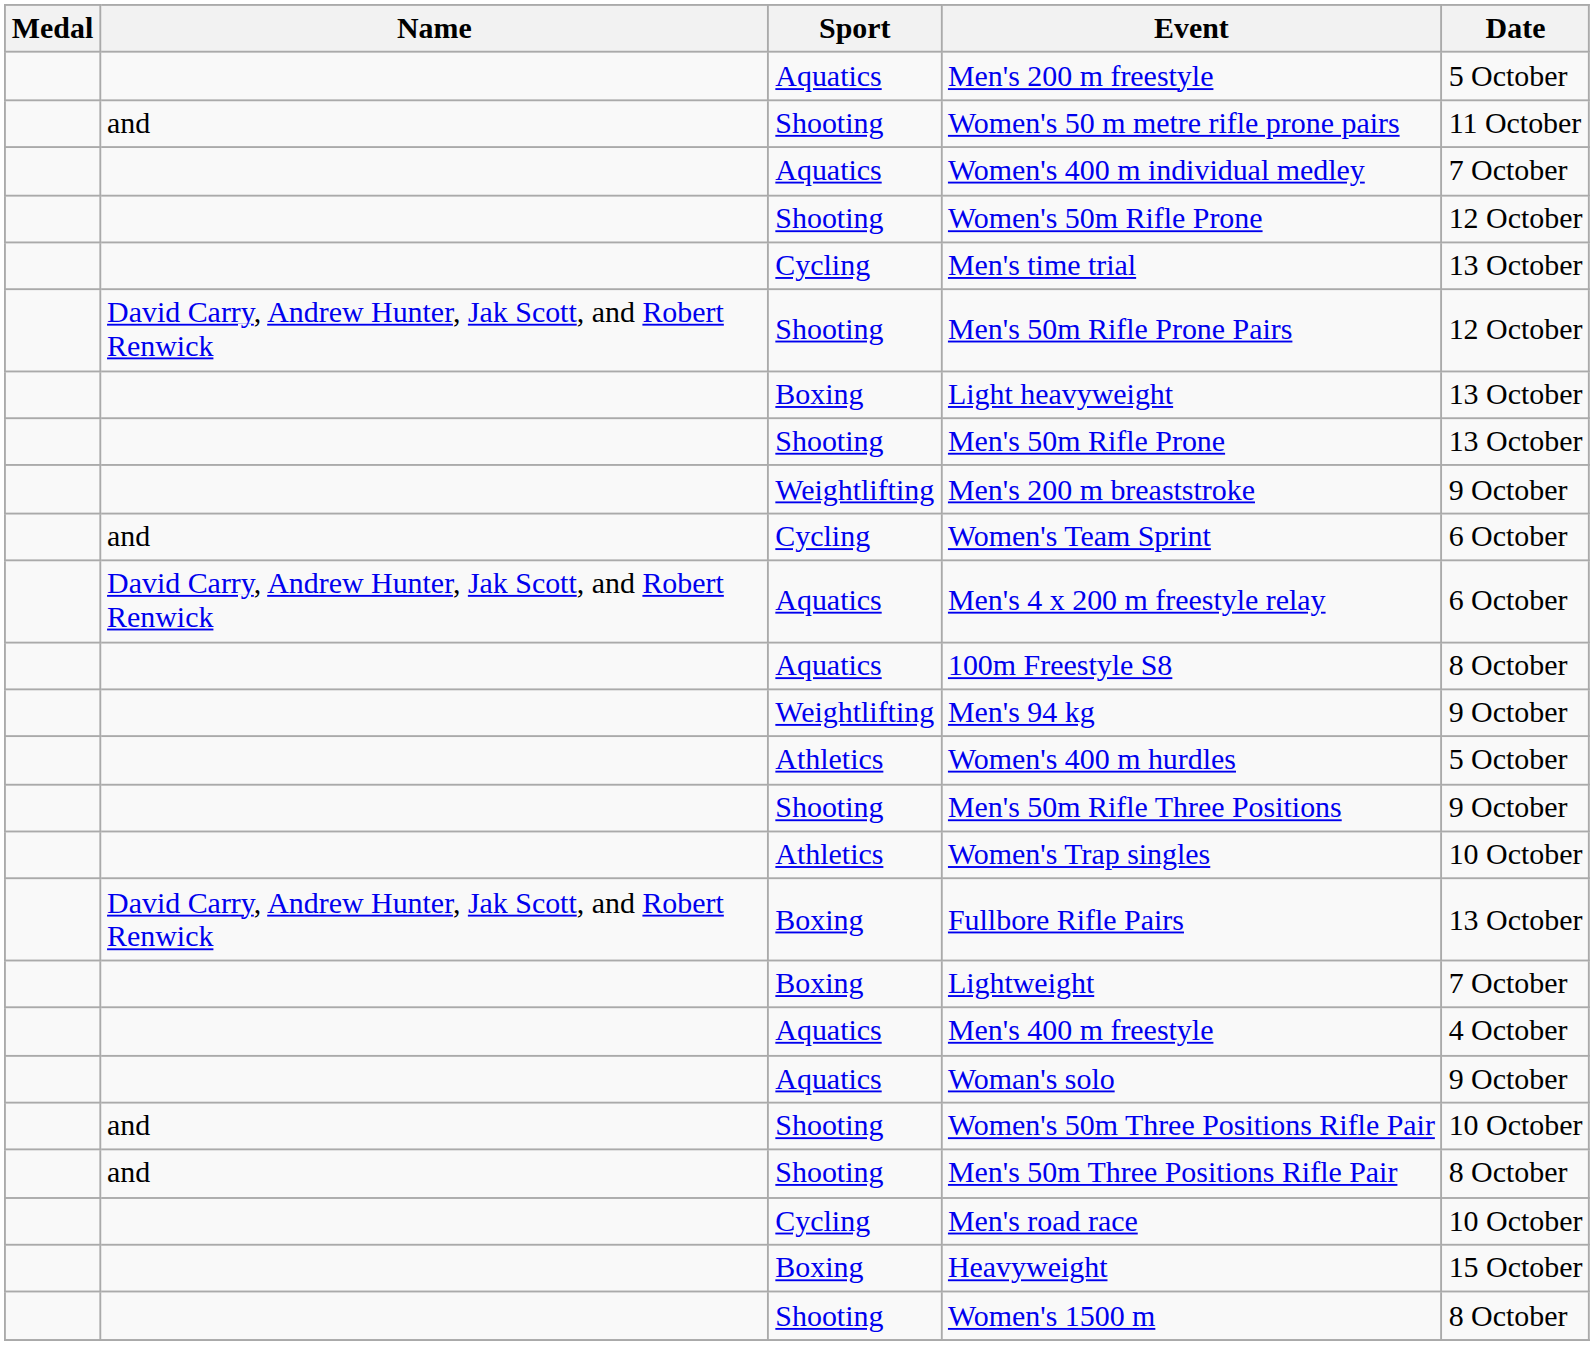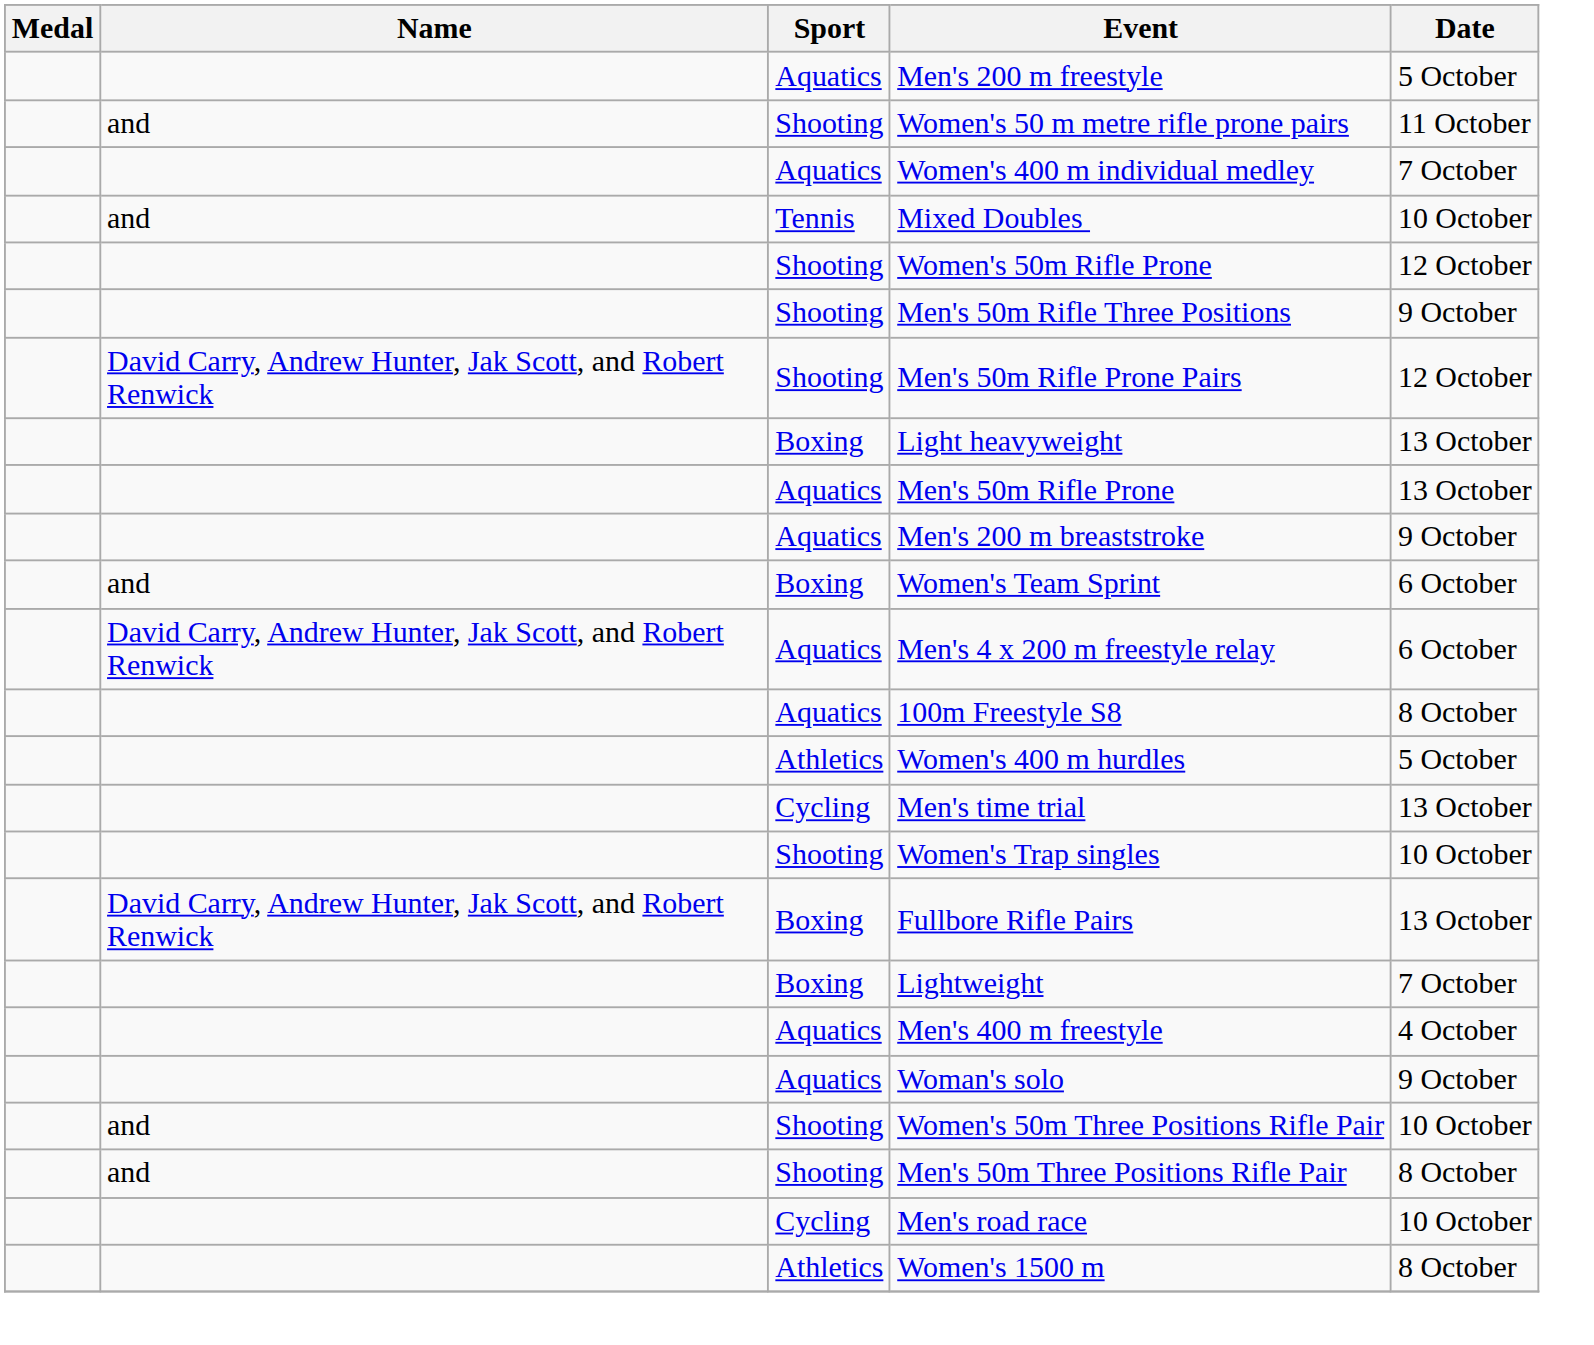+ row: (994, 218)
rows swapped: (1042, 265) <-> (1145, 807)
(829, 441) Shooting -> (829, 488) Aquatics
(855, 488) Weightlifting -> (829, 536) Aquatics
(823, 536) Cycling -> (819, 583) Boxing
- row: (1021, 712)
(829, 854) Athletics -> (829, 854) Shooting
- row: (1028, 1268)
(829, 1315) Shooting -> (829, 1268) Athletics
